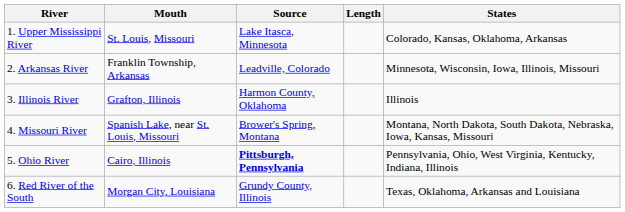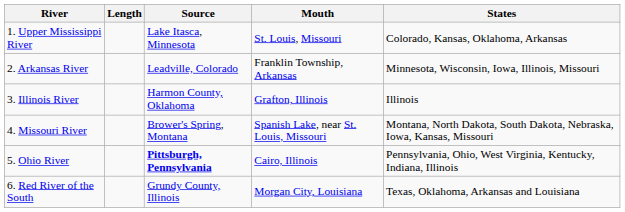columns swapped: (364, 13) <-> (170, 13)
